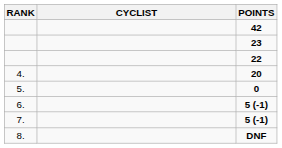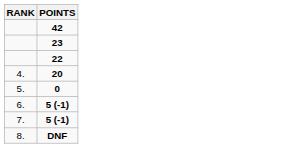- column: (136, 12)
